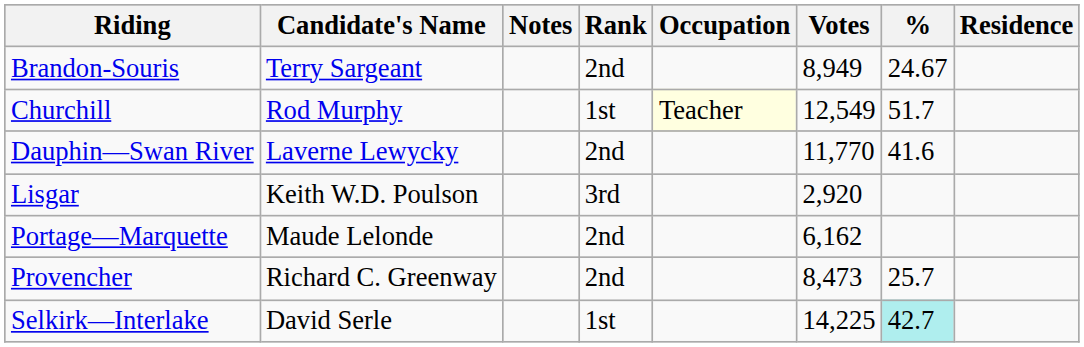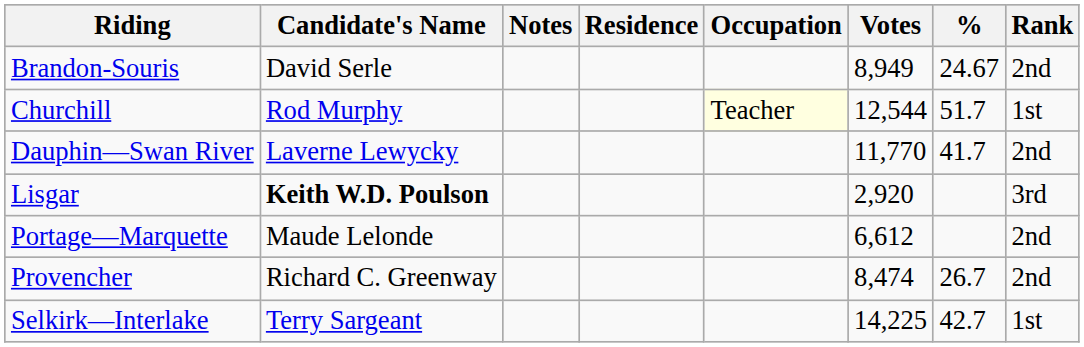columns swapped: (1017, 25) <-> (616, 25)
(344, 67) Terry Sargeant -> (329, 67) David Serle
(839, 109) 12,549 -> (891, 109) 12,544
(911, 151) 41.6 -> (963, 151) 41.7
(372, 194) normal -> (377, 194) bold
(832, 236) 6,162 -> (884, 236) 6,612
(832, 278) 8,473 -> (884, 278) 8,474
(911, 278) 25.7 -> (963, 278) 26.7
(329, 320) David Serle -> (344, 320) Terry Sargeant
(911, 320) paleturquoise background -> (963, 320) no background
